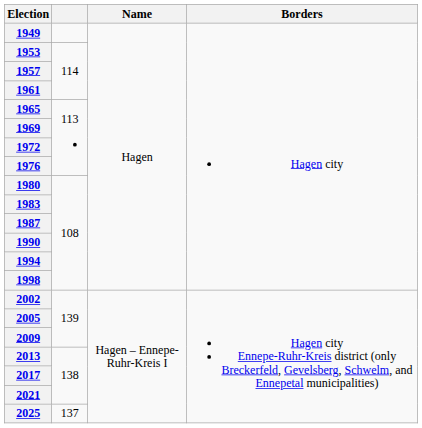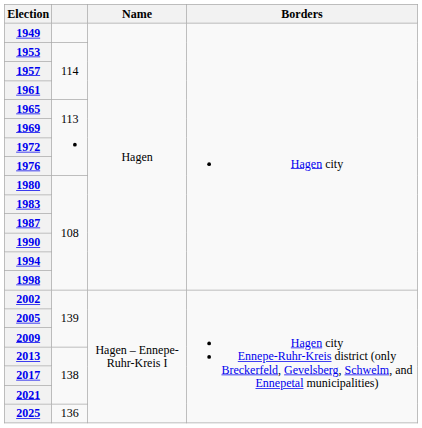(70, 413) 137 -> (70, 413) 136
